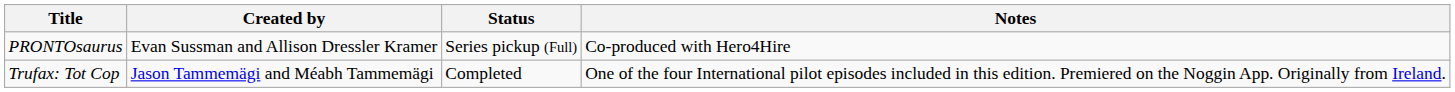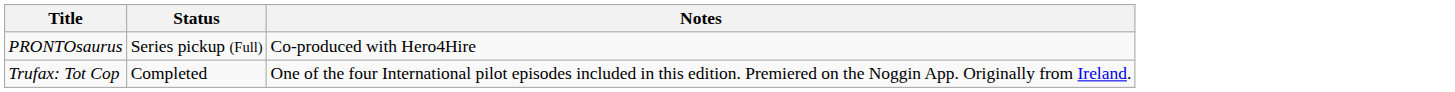- column: (284, 18)
